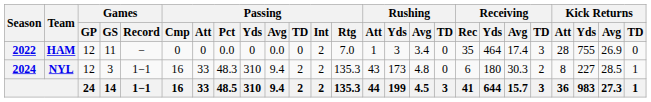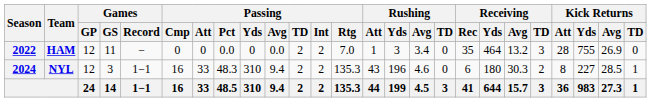(300, 50) 0 -> (300, 50) 2
(518, 50) 17.4 -> (518, 50) 13.2
(397, 69) 173 -> (397, 69) 196
(422, 69) 4.8 -> (422, 69) 4.6
